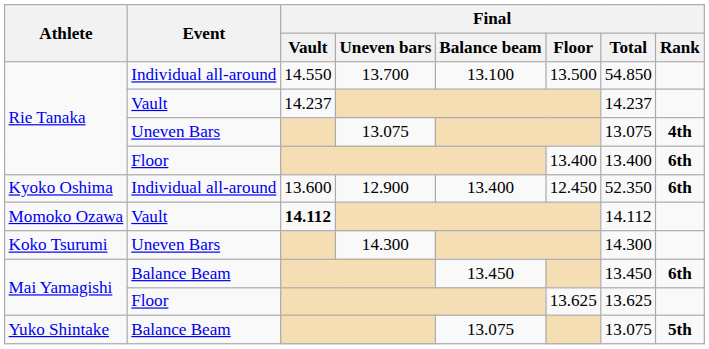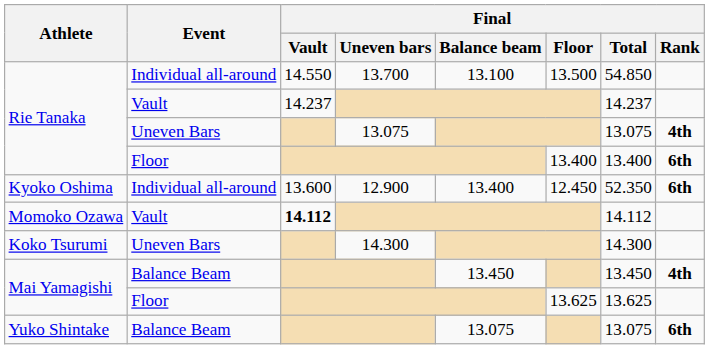(680, 273) 6th -> (680, 273) 4th
(680, 329) 5th -> (680, 329) 6th
